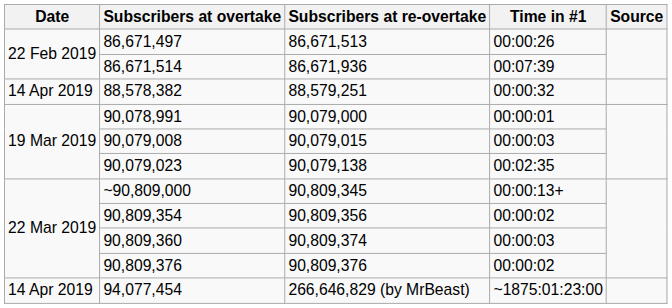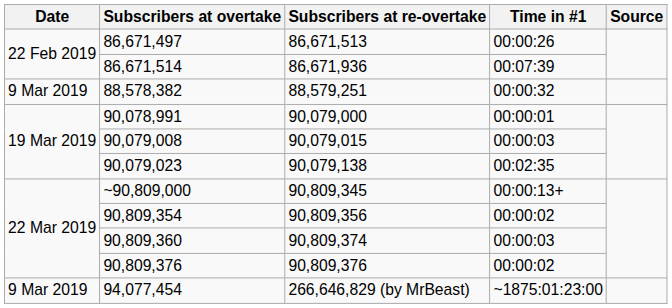(50, 91) 14 Apr 2019 -> (48, 91) 9 Mar 2019
(50, 290) 14 Apr 2019 -> (48, 290) 9 Mar 2019
